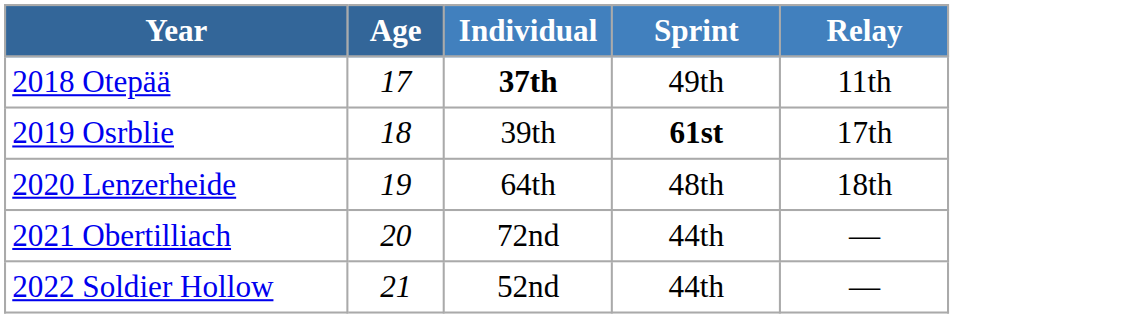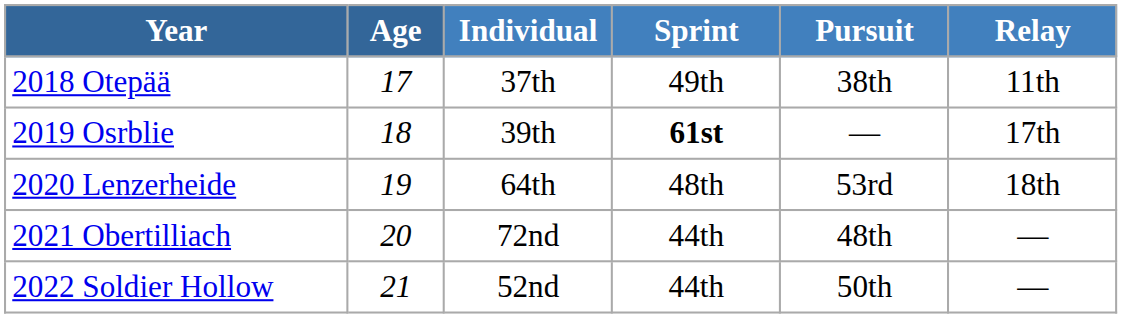+ column: (865, 30)
(528, 81) bold -> (528, 81) normal
